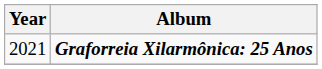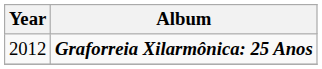(28, 49) 2021 -> (28, 49) 2012
